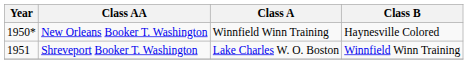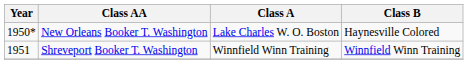(271, 31) Winnfield Winn Training -> (276, 31) Lake Charles W. O. Boston
(276, 50) Lake Charles W. O. Boston -> (271, 50) Winnfield Winn Training
